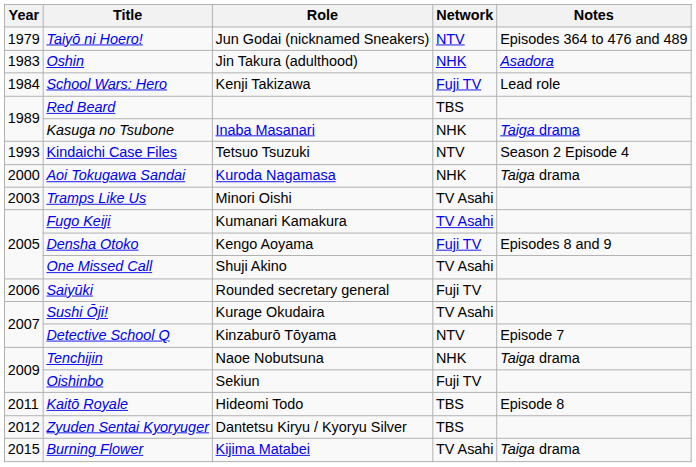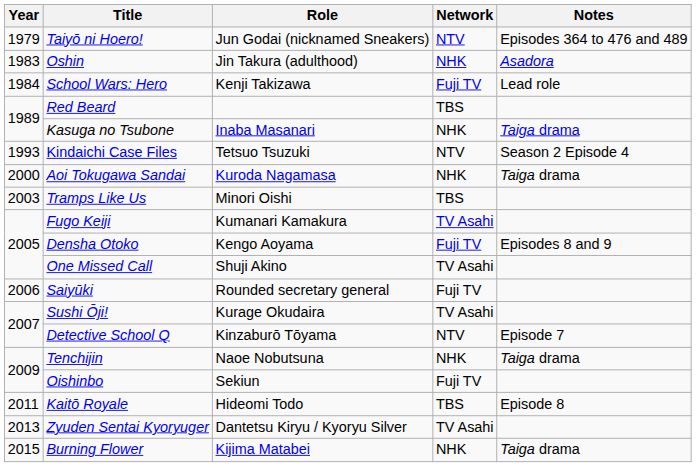(465, 198) TV Asahi -> (450, 198) TBS
(24, 426) 2012 -> (24, 426) 2013
(450, 426) TBS -> (465, 426) TV Asahi
(465, 449) TV Asahi -> (451, 449) NHK
